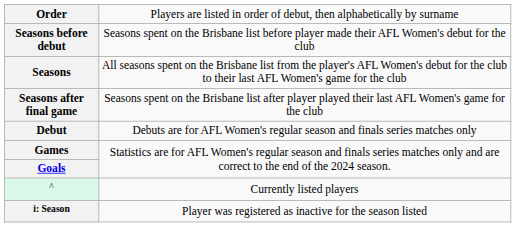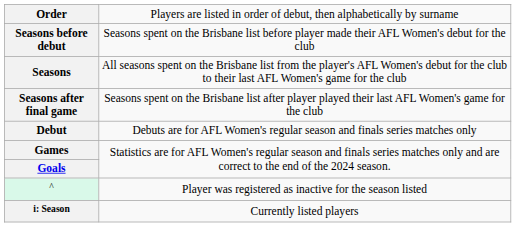(305, 189) Currently listed players -> (305, 189) Player was registered as inactive for the season listed
(305, 211) Player was registered as inactive for the season listed -> (305, 211) Currently listed players
